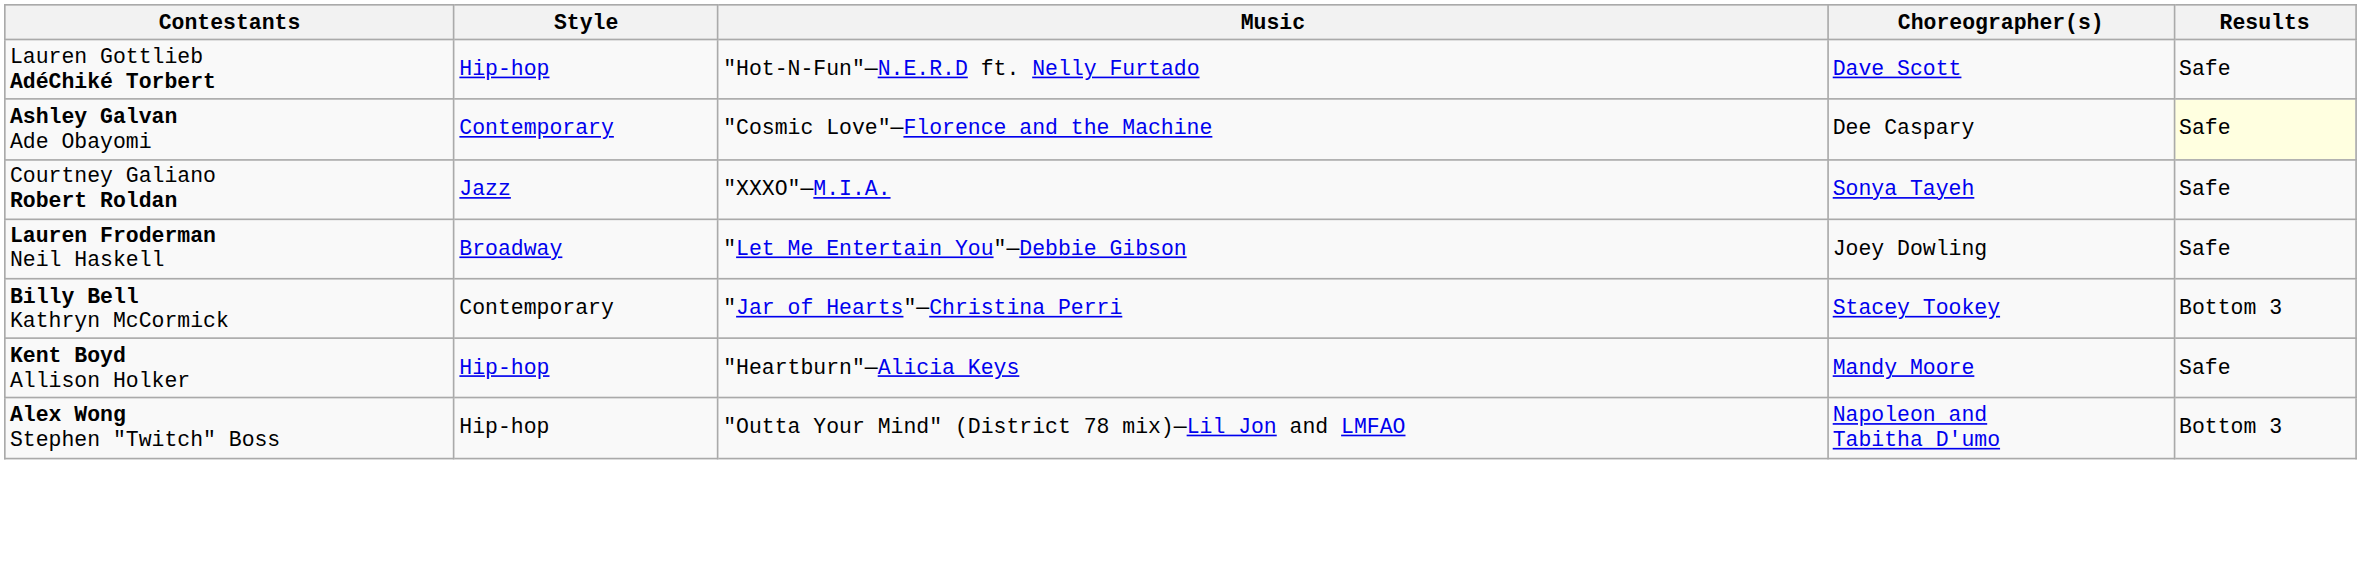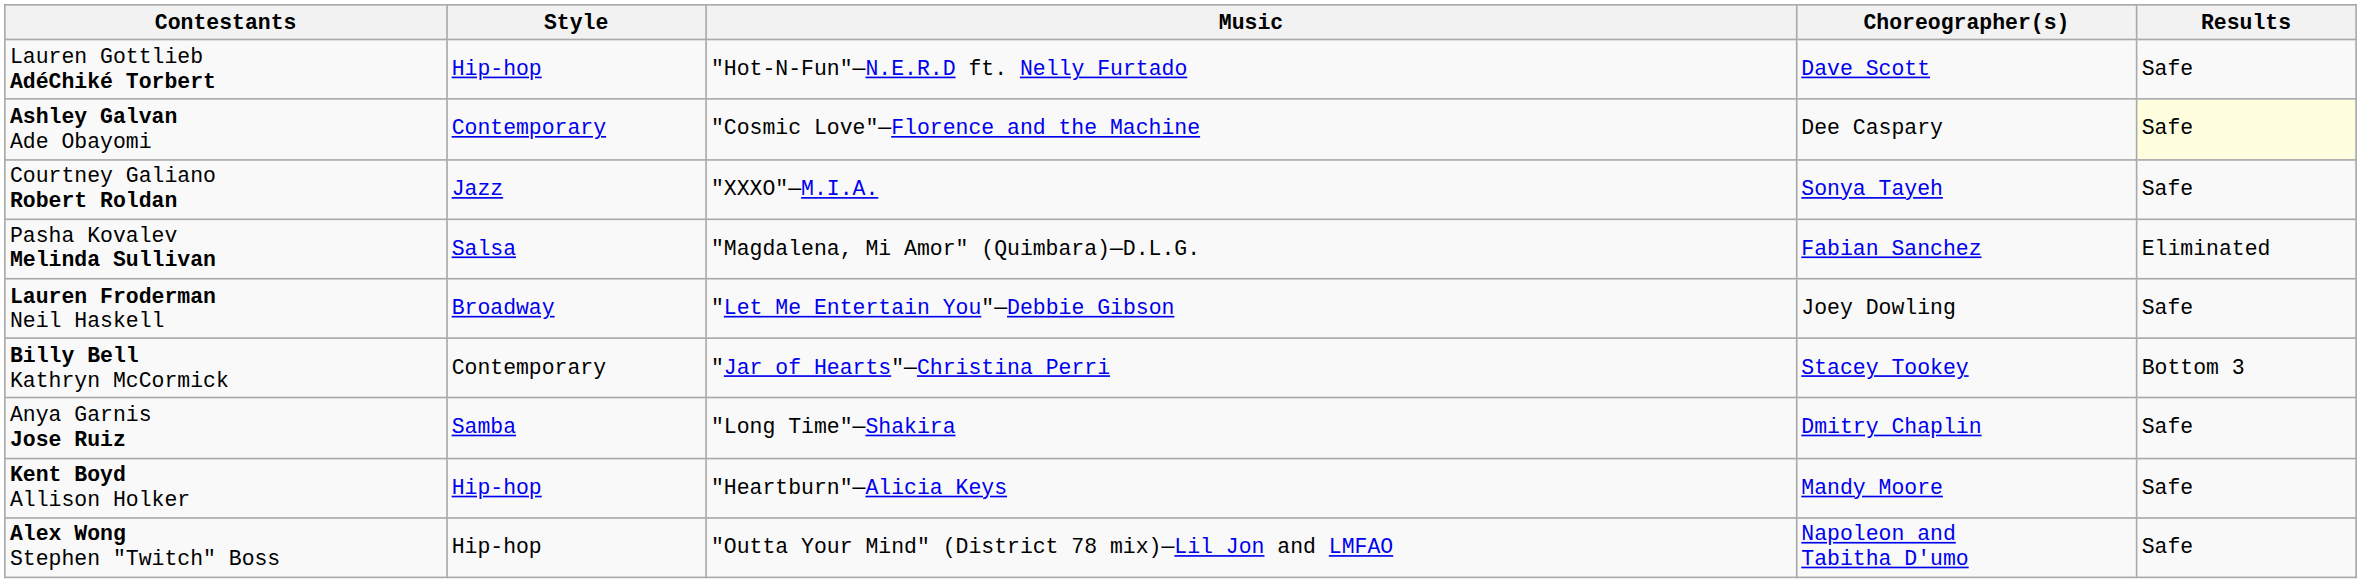+ row: (113, 249)
+ row: (81, 428)
(2231, 428) Bottom 3 -> (2167, 547) Safe
